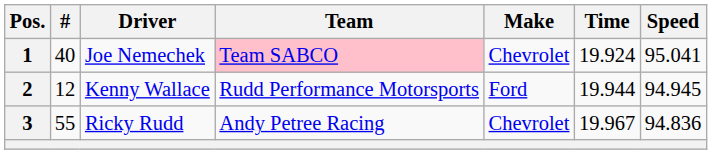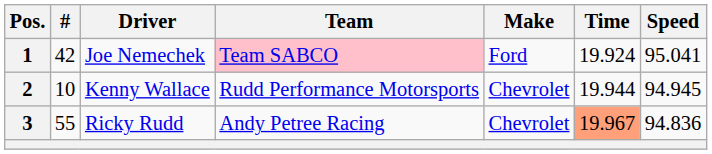(65, 55) 40 -> (65, 55) 42
(529, 55) Chevrolet -> (508, 55) Ford
(65, 89) 12 -> (65, 89) 10
(508, 89) Ford -> (529, 89) Chevrolet
(607, 123) no background -> (607, 123) lightsalmon background
